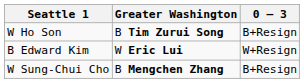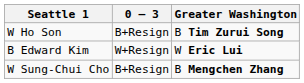columns swapped: (270, 14) <-> (176, 14)
